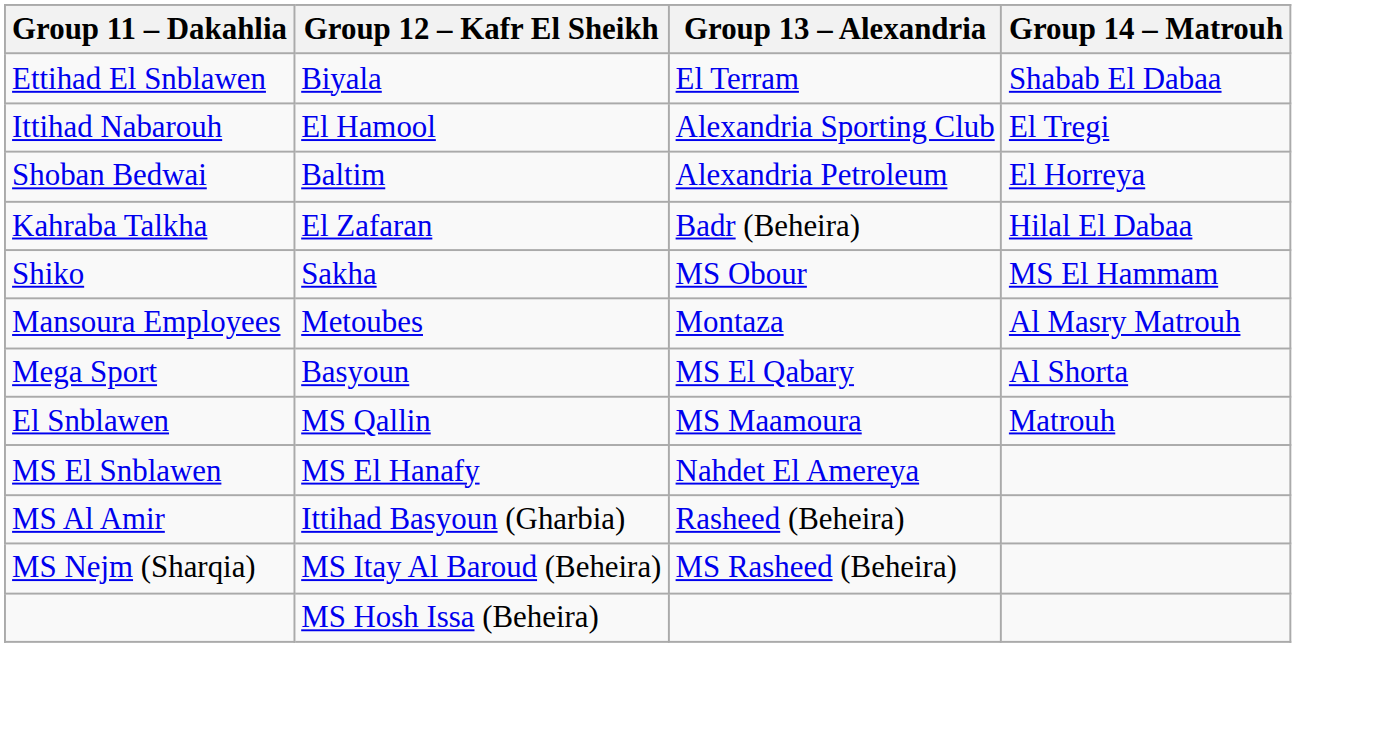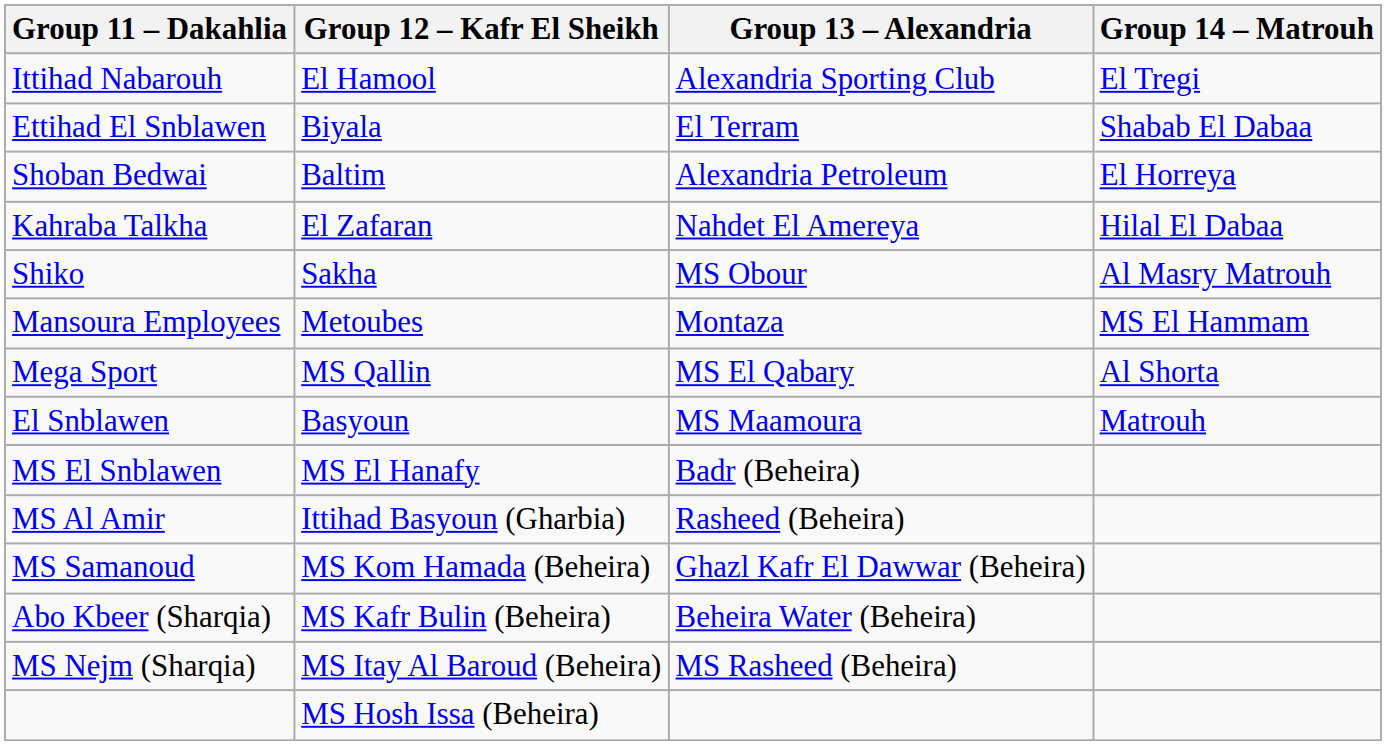rows swapped: (117, 126) <-> (139, 77)
(768, 224) Badr (Beheira) -> (797, 224) Nahdet El Amereya
(1114, 273) MS El Hammam -> (1215, 273) Al Masry Matrouh
(1125, 322) Al Masry Matrouh -> (1204, 322) MS El Hammam
(355, 371) Basyoun -> (366, 371) MS Qallin
(366, 420) MS Qallin -> (355, 420) Basyoun
(797, 469) Nahdet El Amereya -> (768, 469) Badr (Beheira)
+ row: (103, 567)
+ row: (142, 616)
